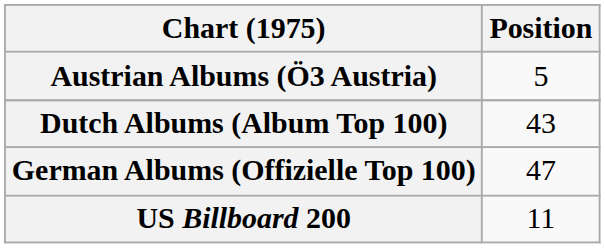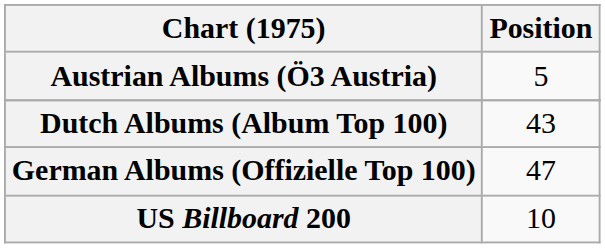(541, 218) 11 -> (541, 218) 10
